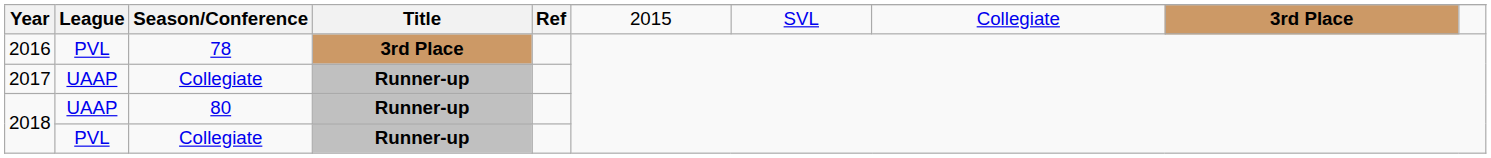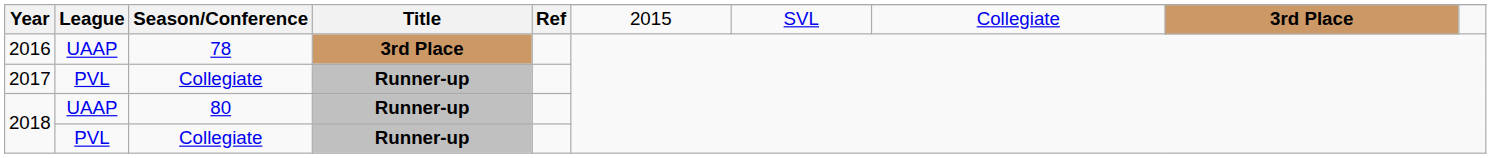(92, 49) PVL -> (92, 49) UAAP
(92, 78) UAAP -> (92, 78) PVL
